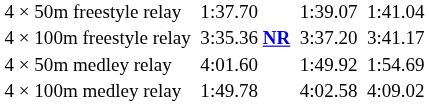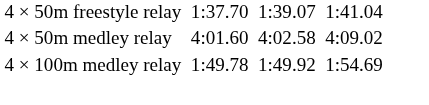- row: (98, 38)
(329, 64) 1:49.92 -> (287, 38) 4:02.58
(396, 64) 1:54.69 -> (354, 38) 4:09.02
(329, 90) 4:02.58 -> (287, 64) 1:49.92
(396, 90) 4:09.02 -> (354, 64) 1:54.69
